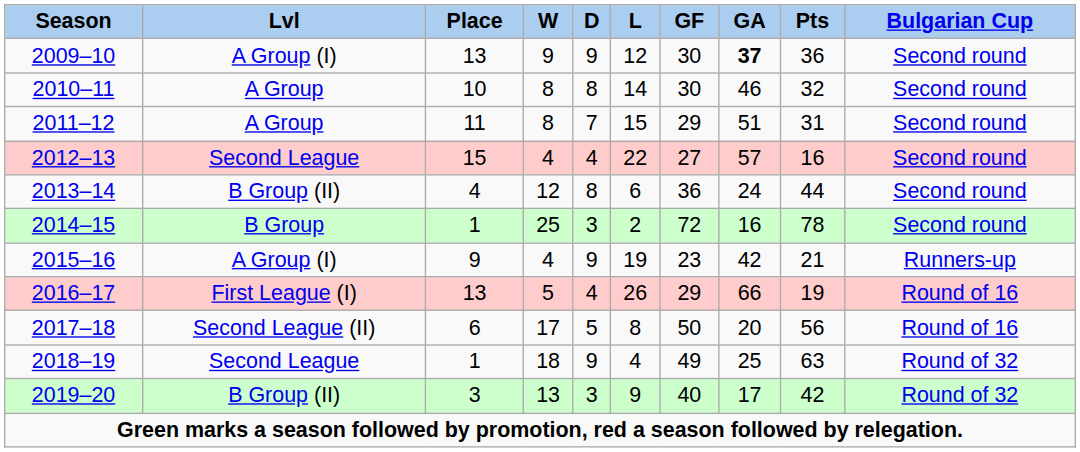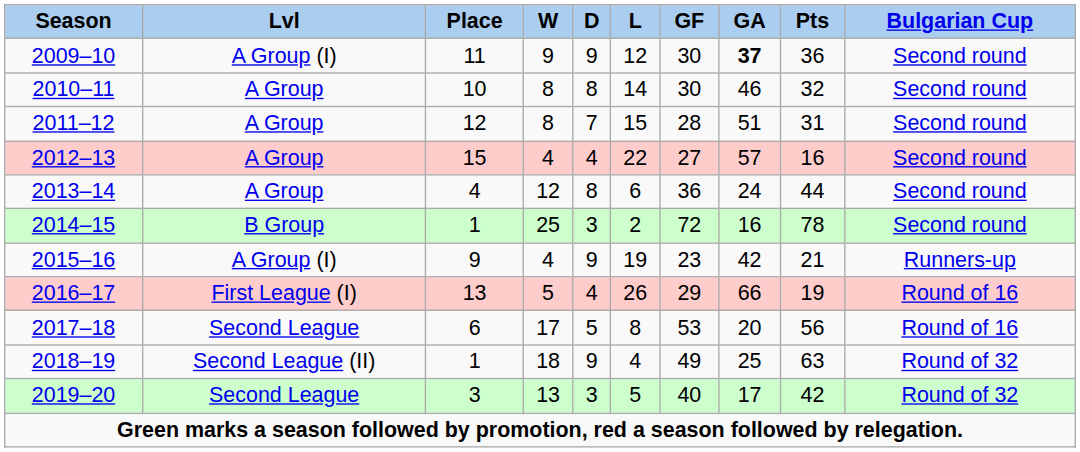(475, 55) 13 -> (475, 55) 11
(475, 123) 11 -> (475, 123) 12
(689, 123) 29 -> (689, 123) 28
(284, 157) Second League -> (284, 157) A Group
(284, 191) B Group (II) -> (284, 191) A Group
(284, 327) Second League (II) -> (284, 327) Second League
(689, 327) 50 -> (689, 327) 53
(284, 361) Second League -> (284, 361) Second League (II)
(284, 395) B Group (II) -> (284, 395) Second League
(635, 395) 9 -> (635, 395) 5
